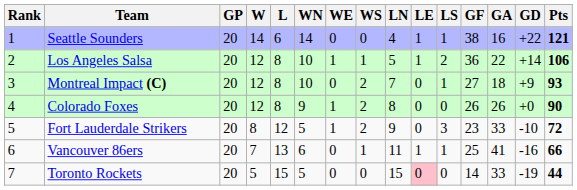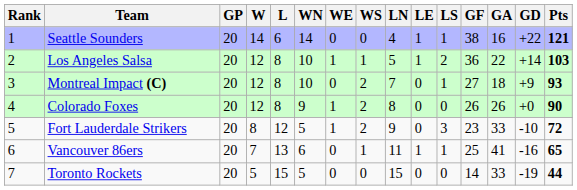(558, 60) 106 -> (558, 60) 103
(555, 151) 66 -> (555, 151) 65
(418, 173) pink background -> (418, 173) no background
